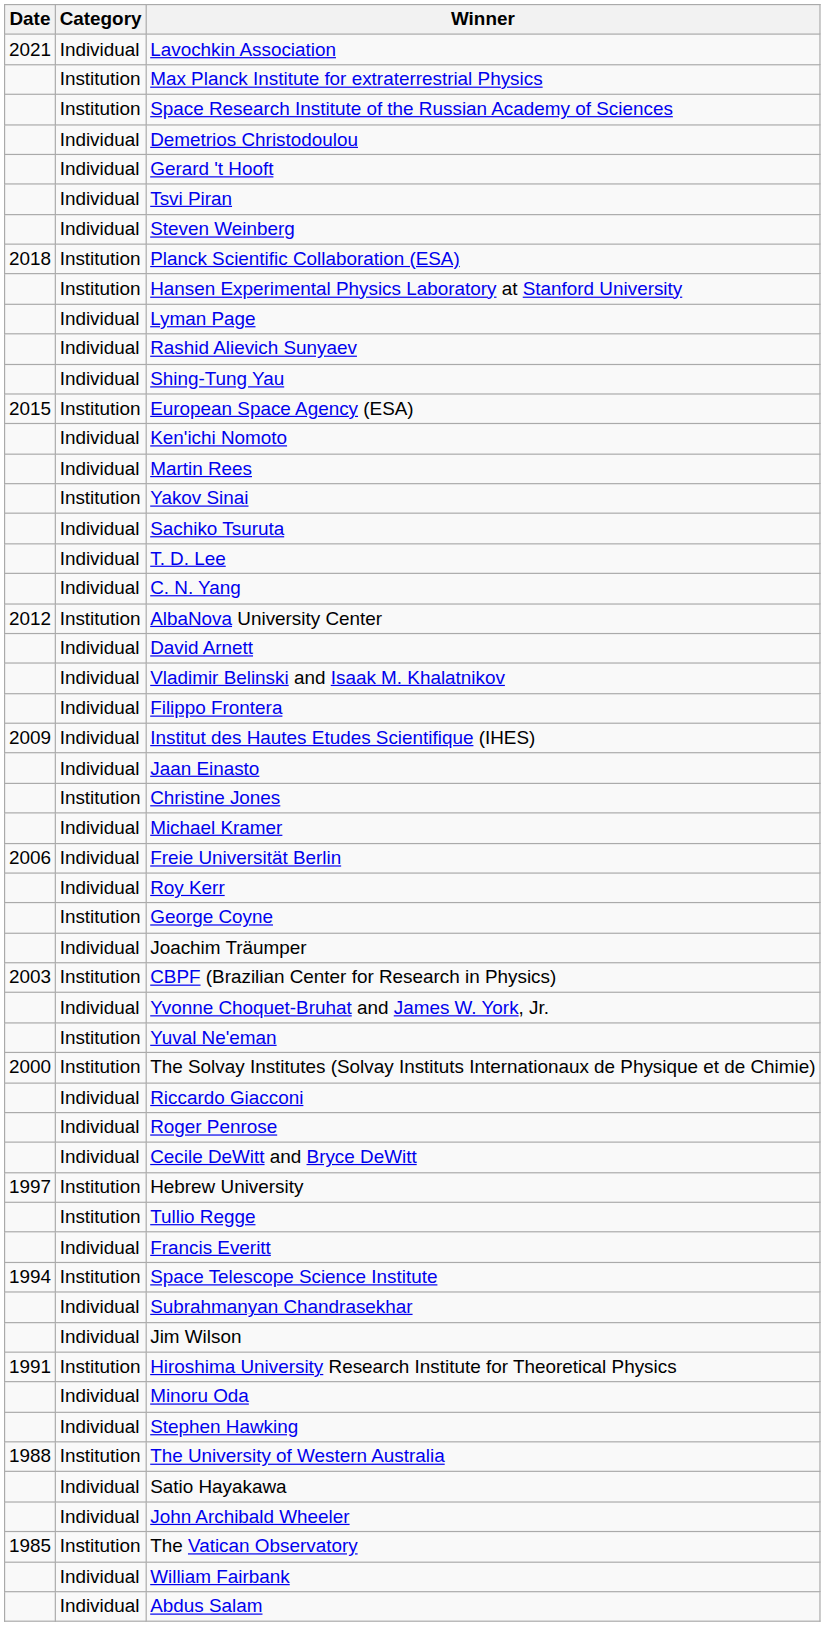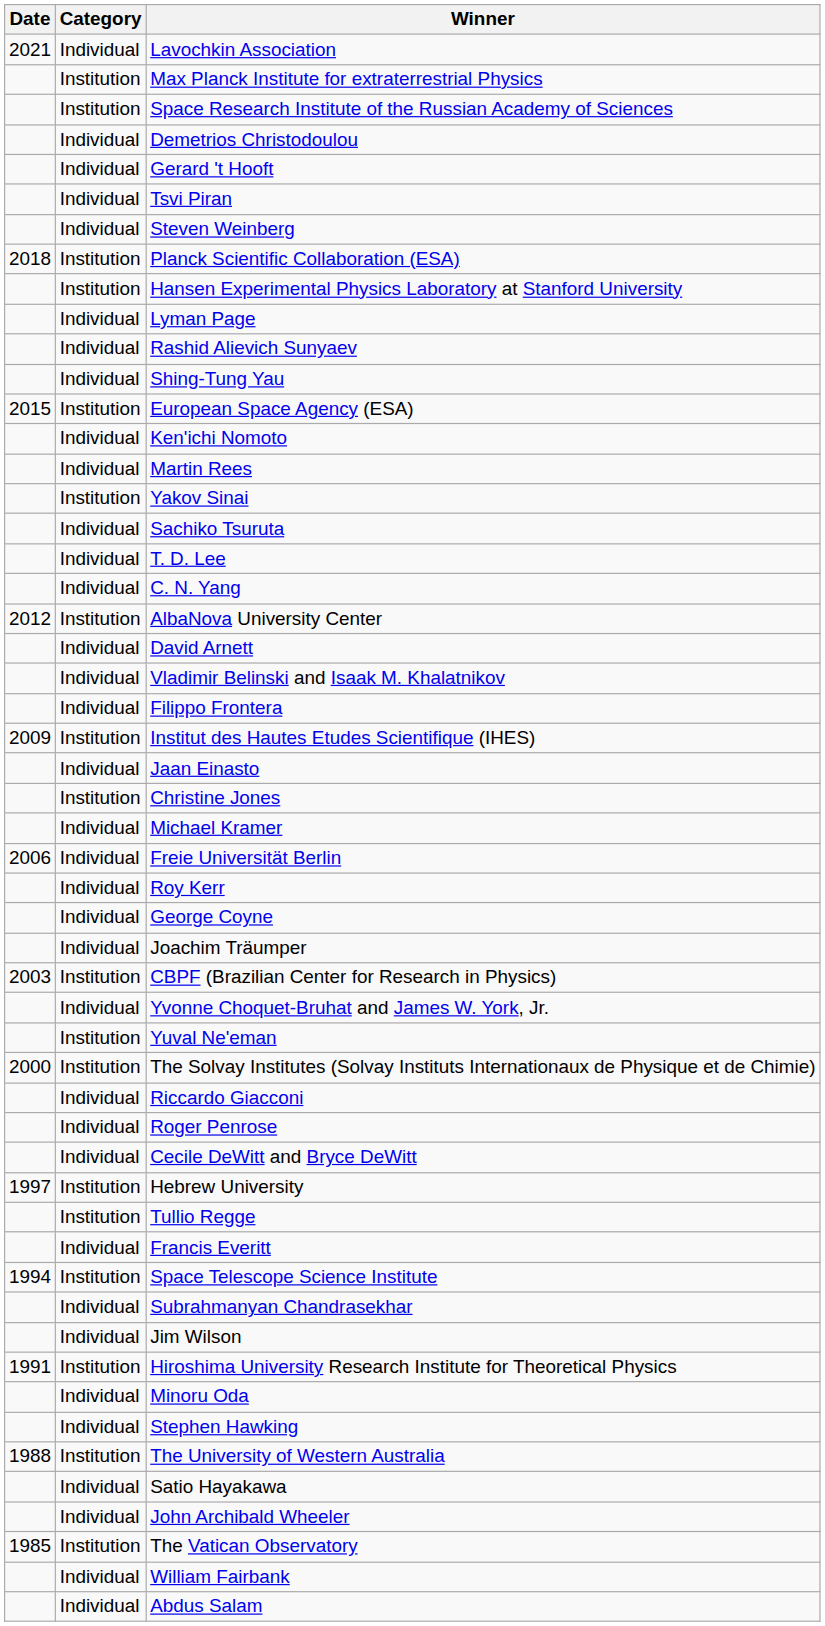(100, 738) Individual -> (100, 738) Institution
(100, 917) Institution -> (100, 917) Individual
